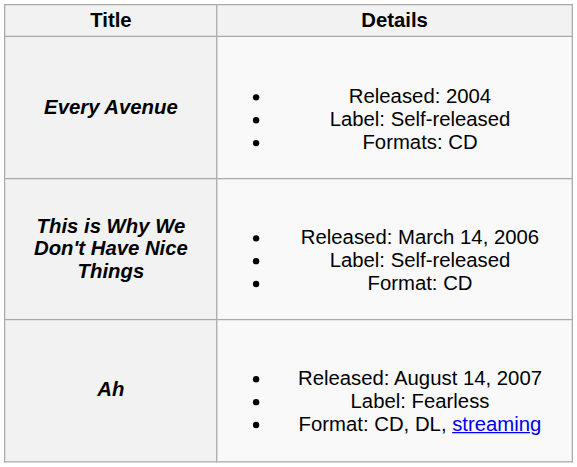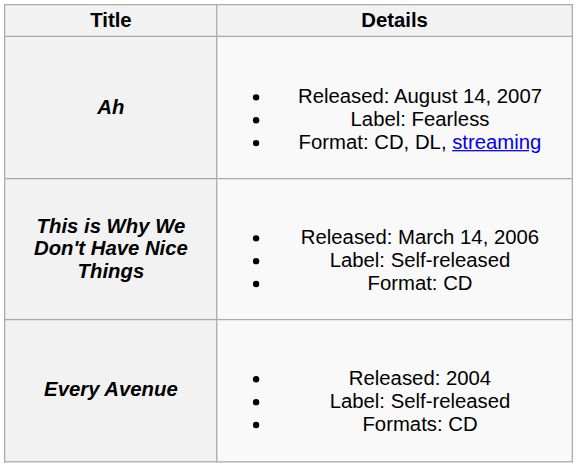rows swapped: (111, 107) <-> (111, 390)
